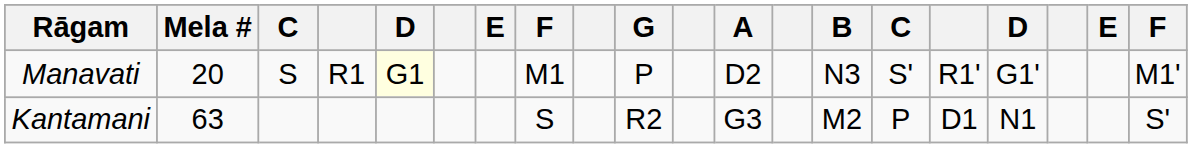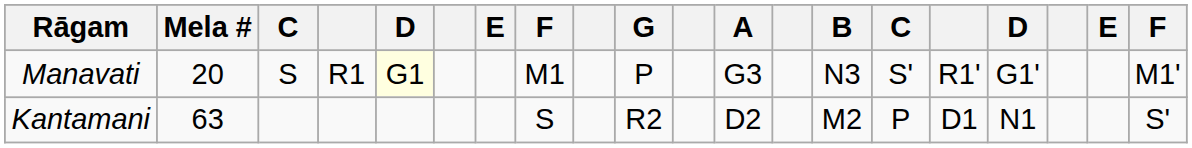(743, 73) D2 -> (743, 73) G3
(743, 119) G3 -> (743, 119) D2
